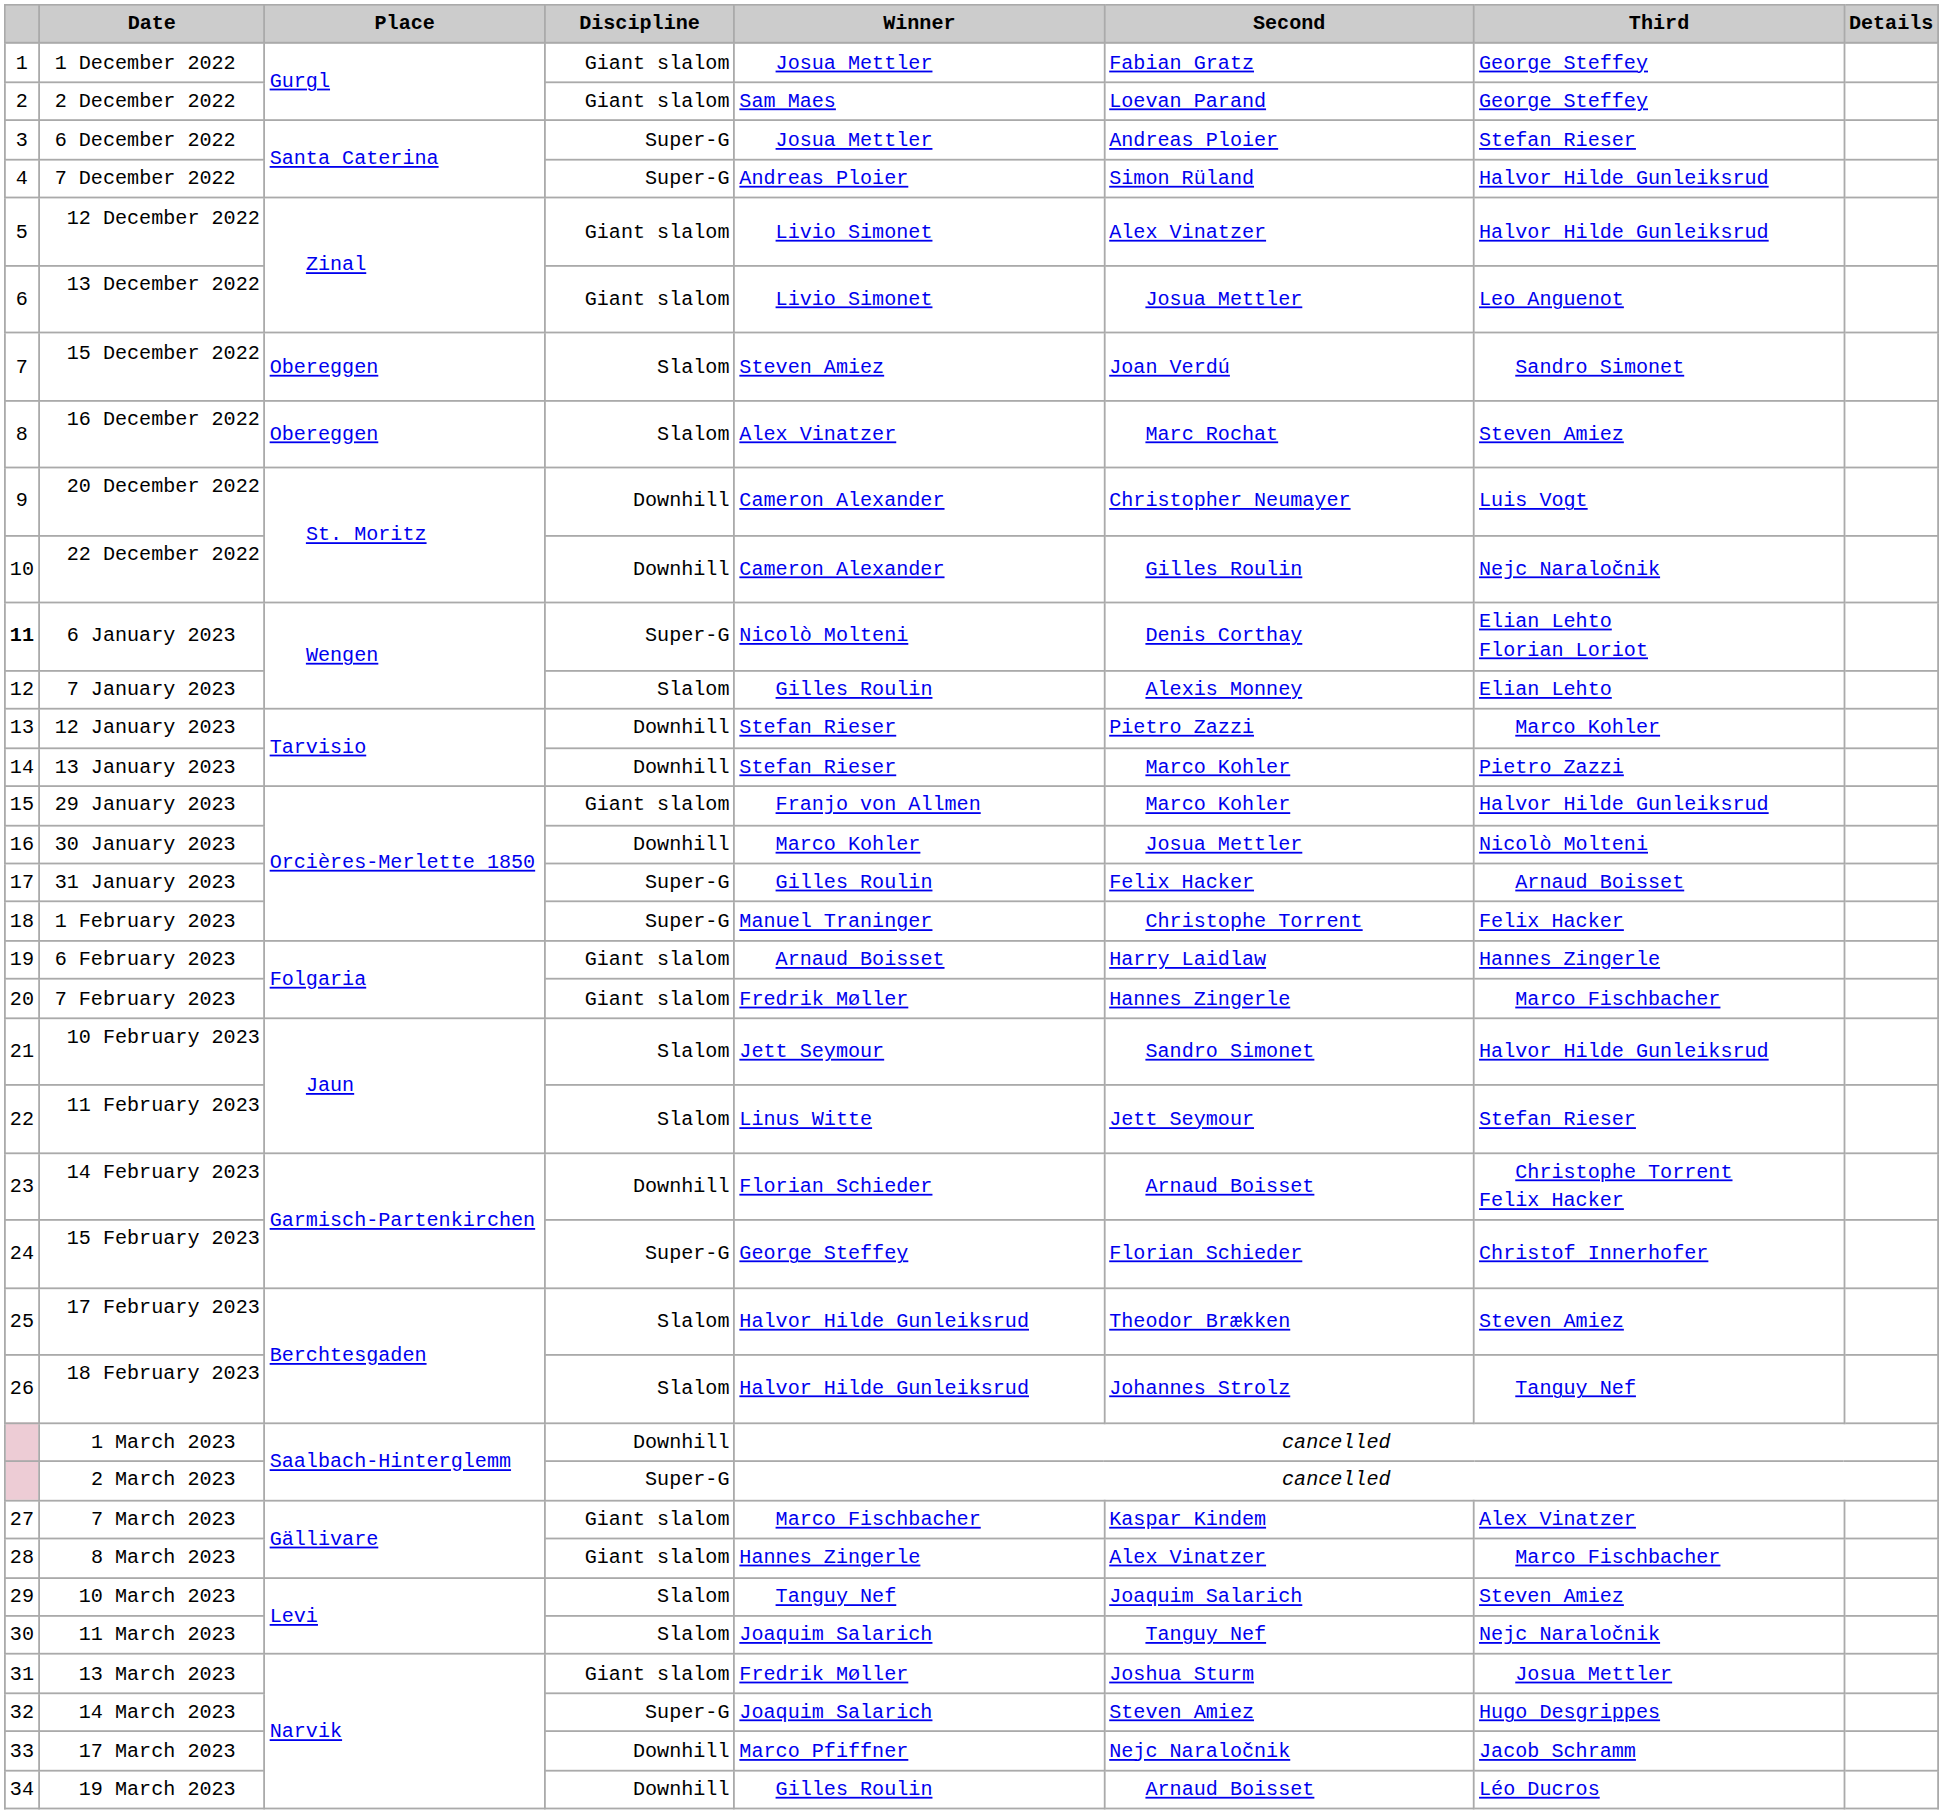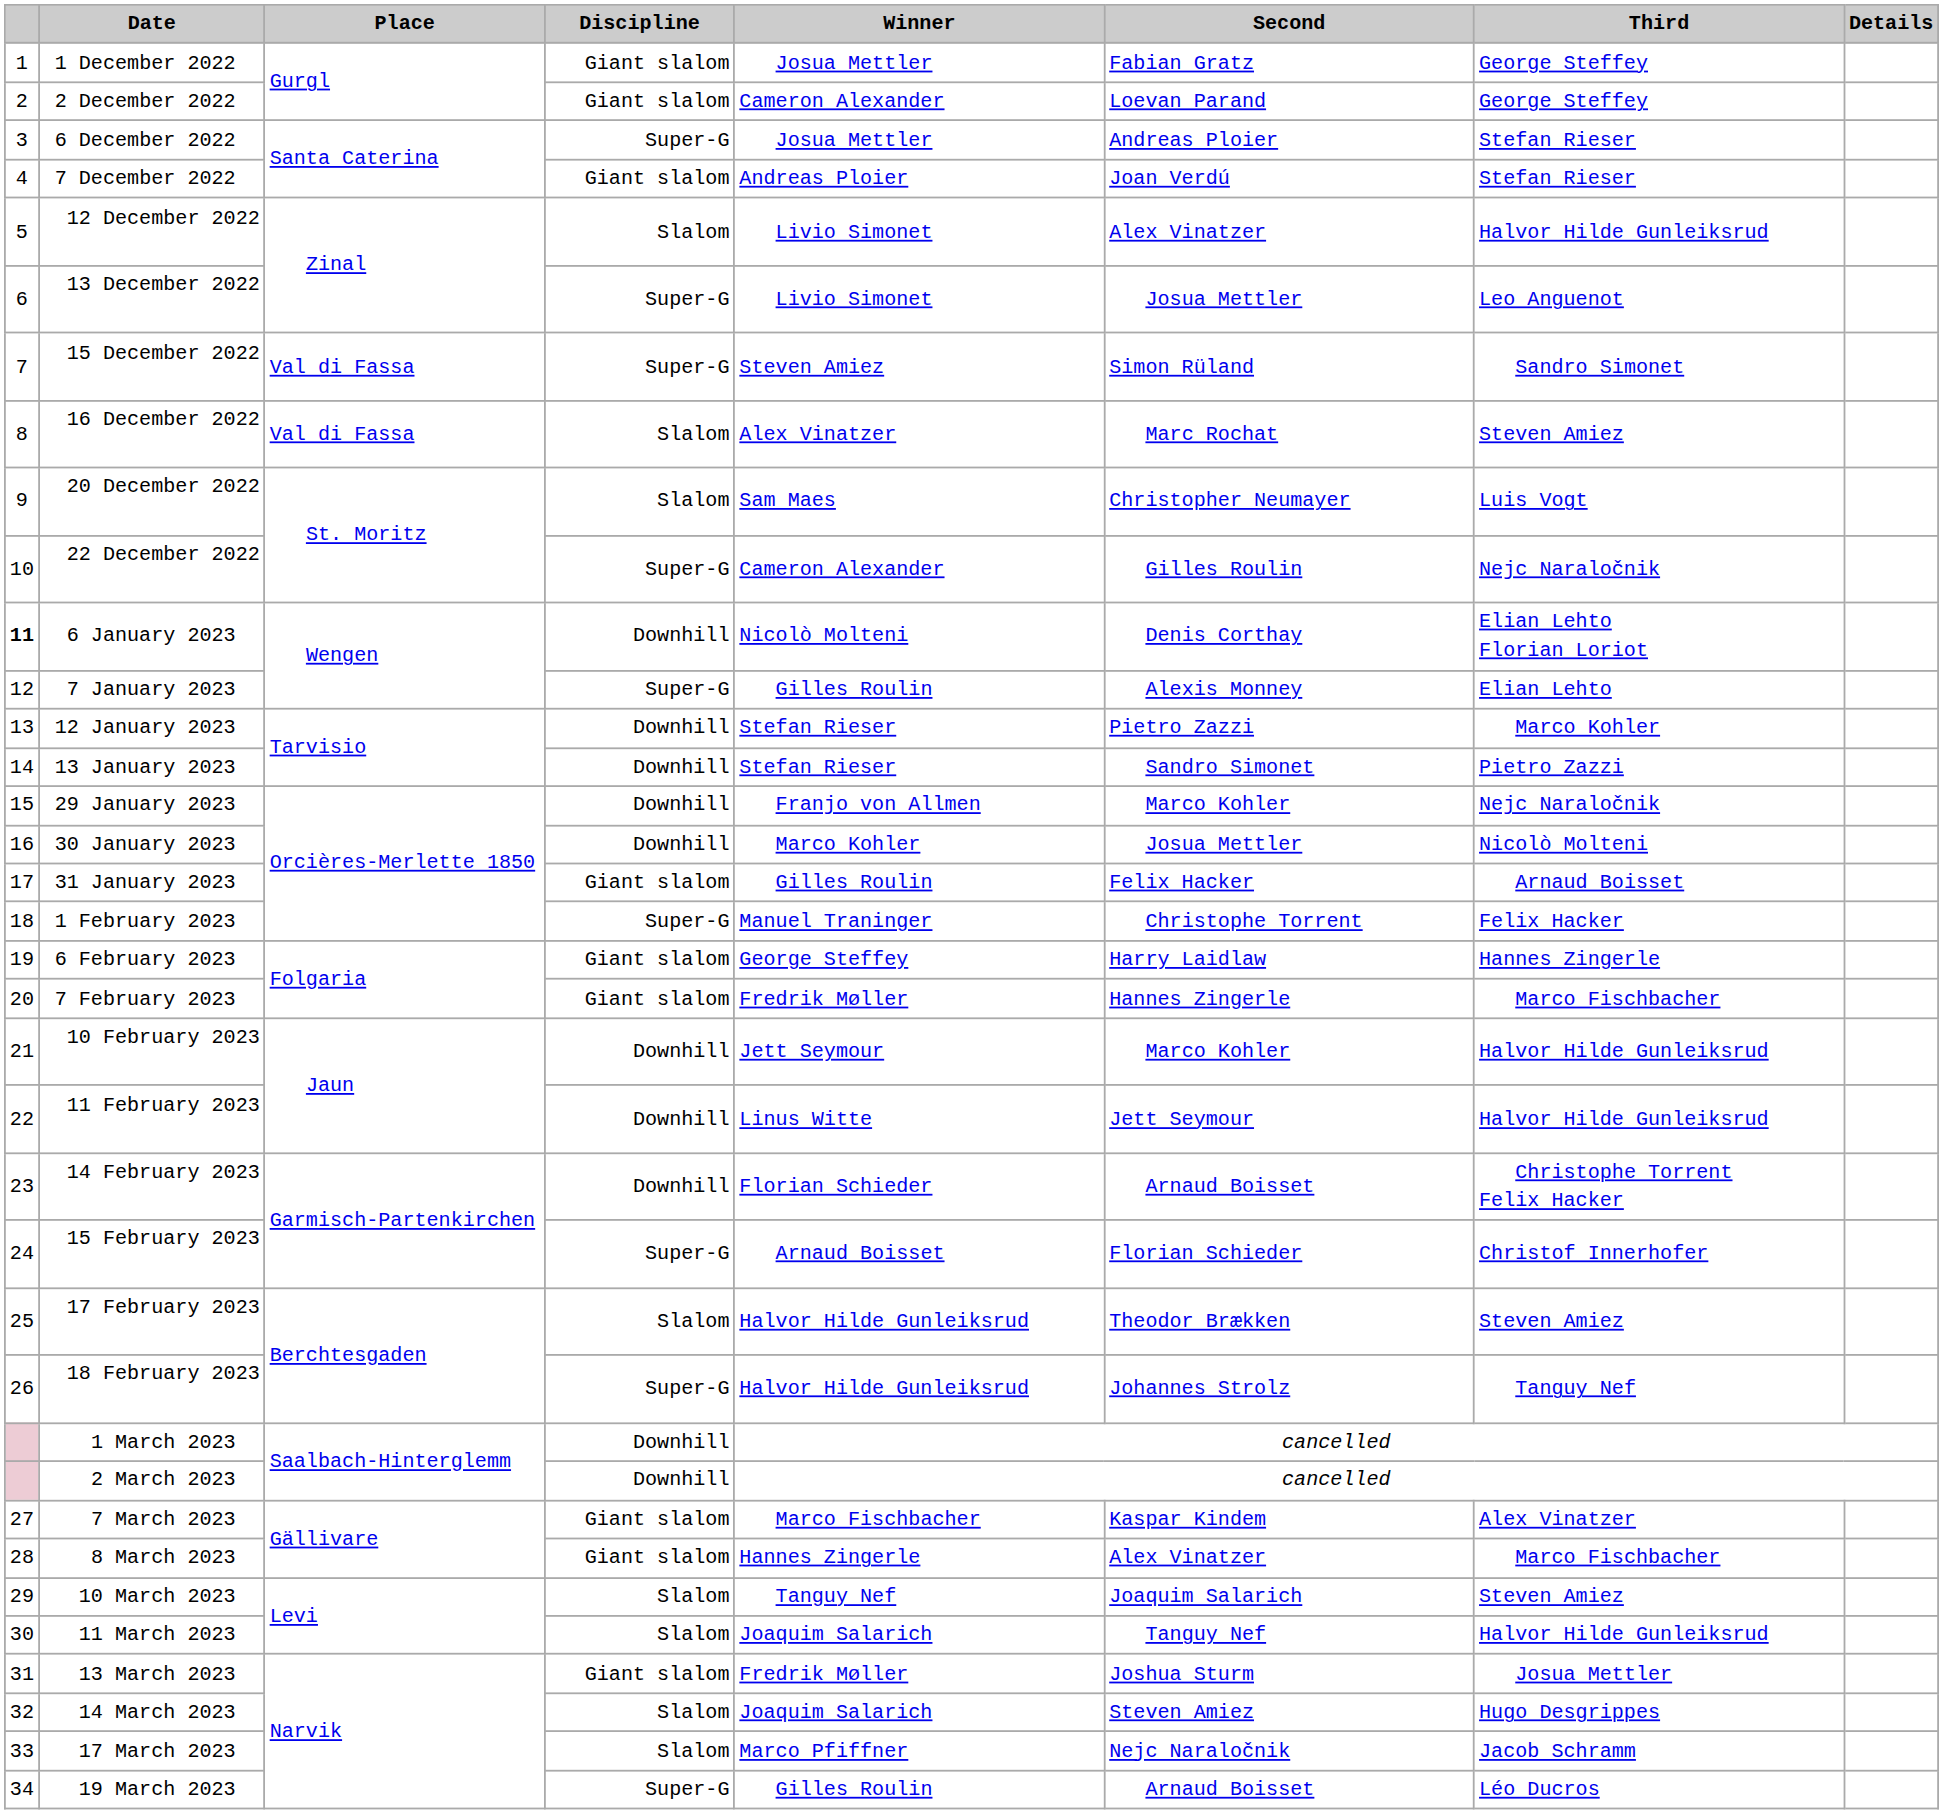(788, 102) Sam Maes -> (842, 102) Cameron Alexander
(687, 179) Super-G -> (657, 179) Giant slalom
(1182, 179) Simon Rüland -> (1170, 179) Joan Verdú
(1624, 179) Halvor Hilde Gunleiksrud -> (1557, 179) Stefan Rieser
(657, 232) Giant slalom -> (693, 232) Slalom
(657, 299) Giant slalom -> (687, 299) Super-G
(324, 367) Obereggen -> (342, 367) Val di Fassa
(693, 367) Slalom -> (687, 367) Super-G
(1170, 367) Joan Verdú -> (1182, 367) Simon Rüland
(324, 434) Obereggen -> (342, 434) Val di Fassa
(681, 502) Downhill -> (693, 502) Slalom
(842, 502) Cameron Alexander -> (788, 502) Sam Maes
(681, 569) Downhill -> (687, 569) Super-G
(687, 637) Super-G -> (681, 637) Downhill
(693, 690) Slalom -> (687, 690) Super-G
(1200, 767) Marco Kohler -> (1212, 767) Sandro Simonet
(657, 806) Giant slalom -> (681, 806) Downhill
(1624, 806) Halvor Hilde Gunleiksrud -> (1570, 806) Nejc Naraločnik
(687, 883) Super-G -> (657, 883) Giant slalom
(842, 960) Arnaud Boisset -> (824, 960) George Steffey
(693, 1052) Slalom -> (681, 1052) Downhill
(1212, 1052) Sandro Simonet -> (1200, 1052) Marco Kohler
(693, 1119) Slalom -> (681, 1119) Downhill
(1557, 1119) Stefan Rieser -> (1624, 1119) Halvor Hilde Gunleiksrud
(824, 1254) George Steffey -> (842, 1254) Arnaud Boisset
(693, 1389) Slalom -> (687, 1389) Super-G
(687, 1481) Super-G -> (681, 1481) Downhill
(1570, 1635) Nejc Naraločnik -> (1624, 1635) Halvor Hilde Gunleiksrud
(687, 1713) Super-G -> (693, 1713) Slalom
(681, 1751) Downhill -> (693, 1751) Slalom
(681, 1790) Downhill -> (687, 1790) Super-G
